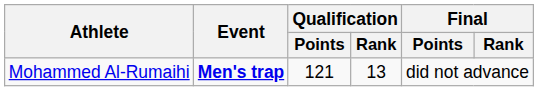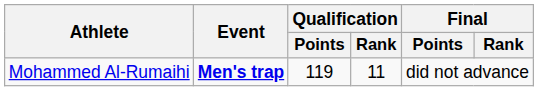(319, 72) 121 -> (319, 72) 119
(376, 72) 13 -> (376, 72) 11
